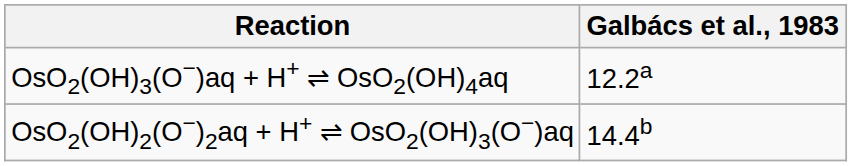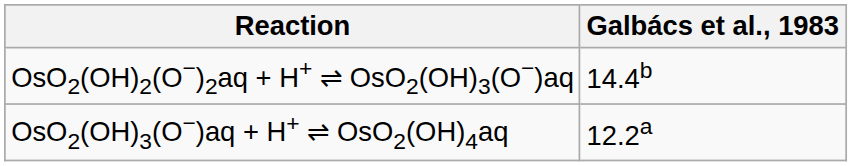rows swapped: (260, 76) <-> (293, 133)
